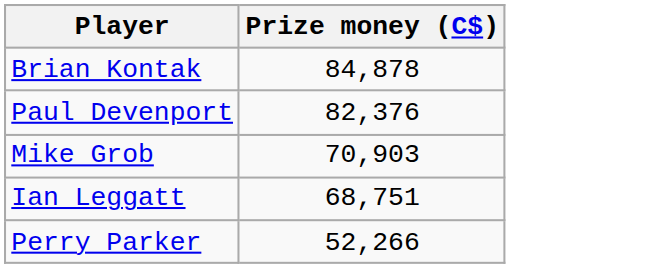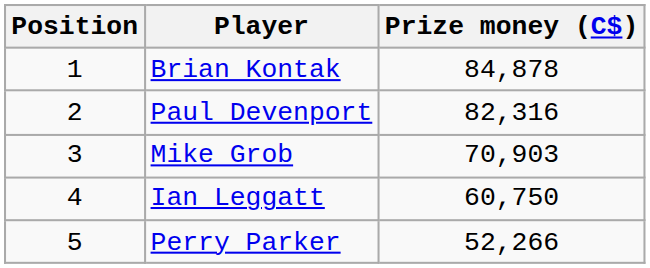+ column: (75, 27)
(372, 113) 82,376 -> (512, 113) 82,316
(372, 199) 68,751 -> (512, 199) 60,750
